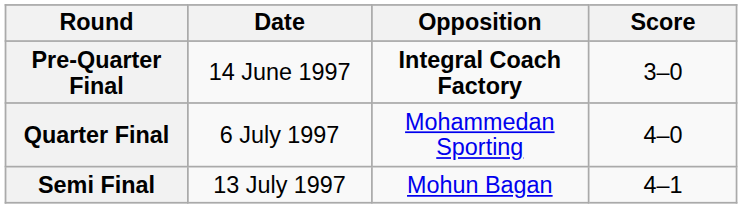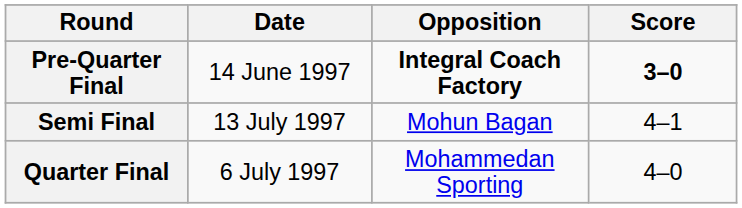(663, 72) normal -> (663, 72) bold
rows swapped: (96, 135) <-> (96, 185)
